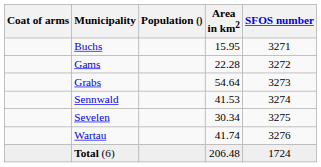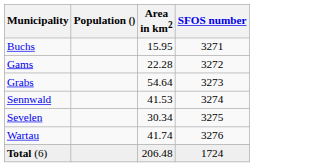- column: (38, 21)
